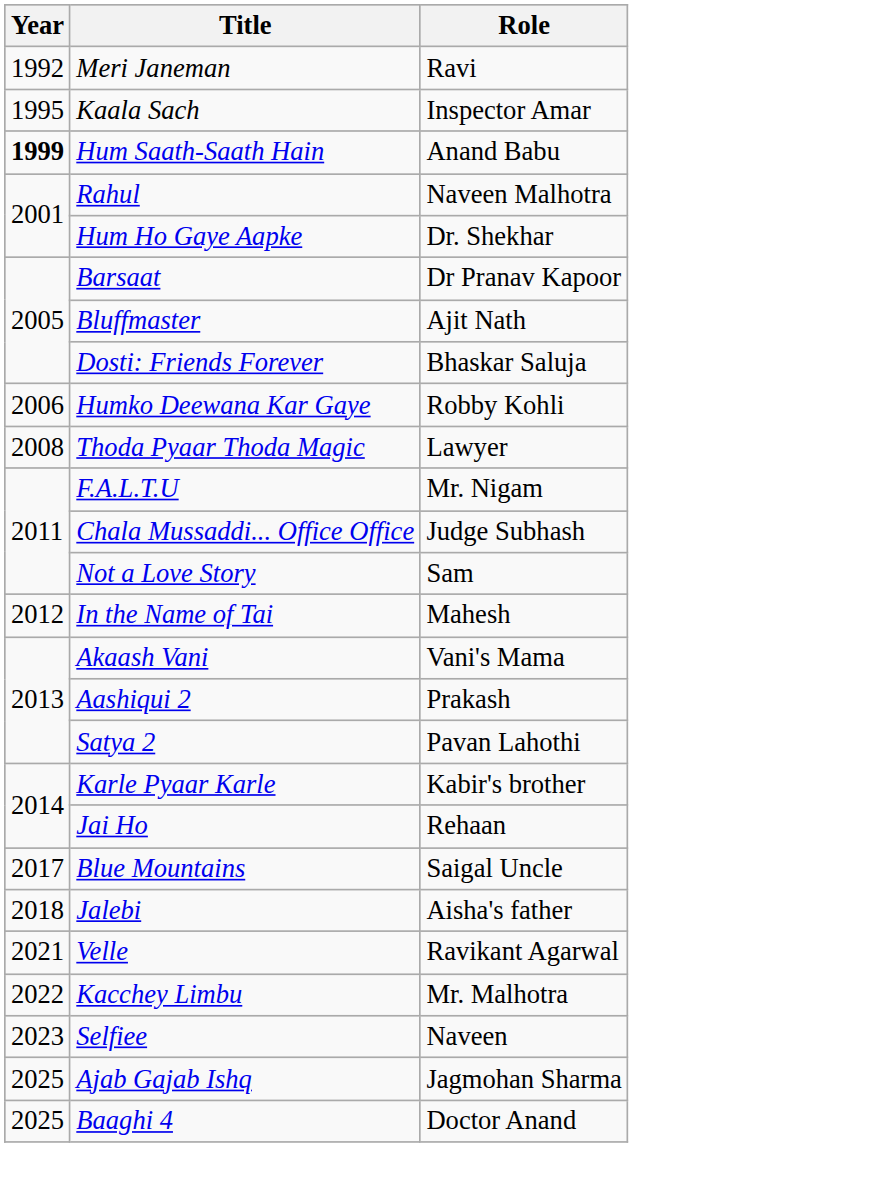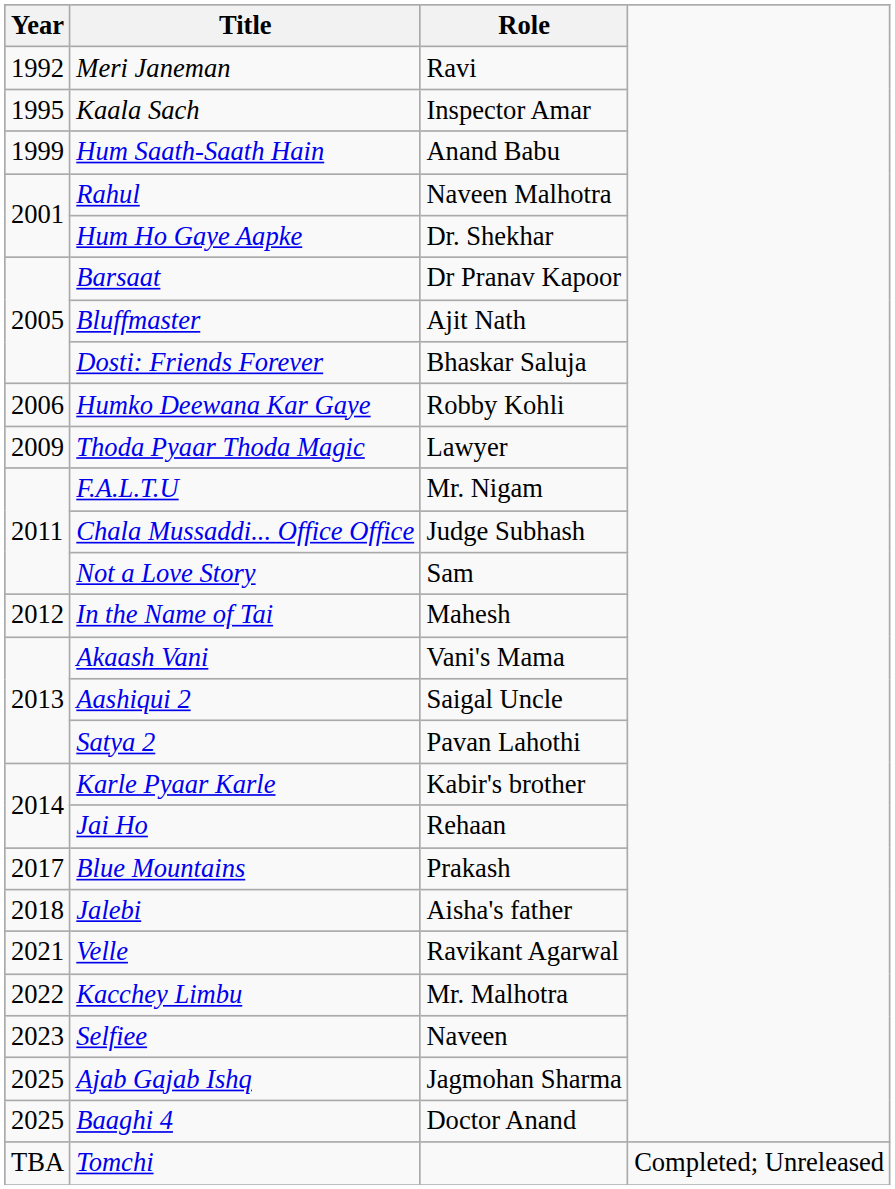(38, 151) bold -> (38, 151) normal
(38, 446) 2008 -> (38, 446) 2009
(468, 699) Prakash -> (495, 699) Saigal Uncle
(495, 868) Saigal Uncle -> (468, 868) Prakash
+ row: (115, 1162)
